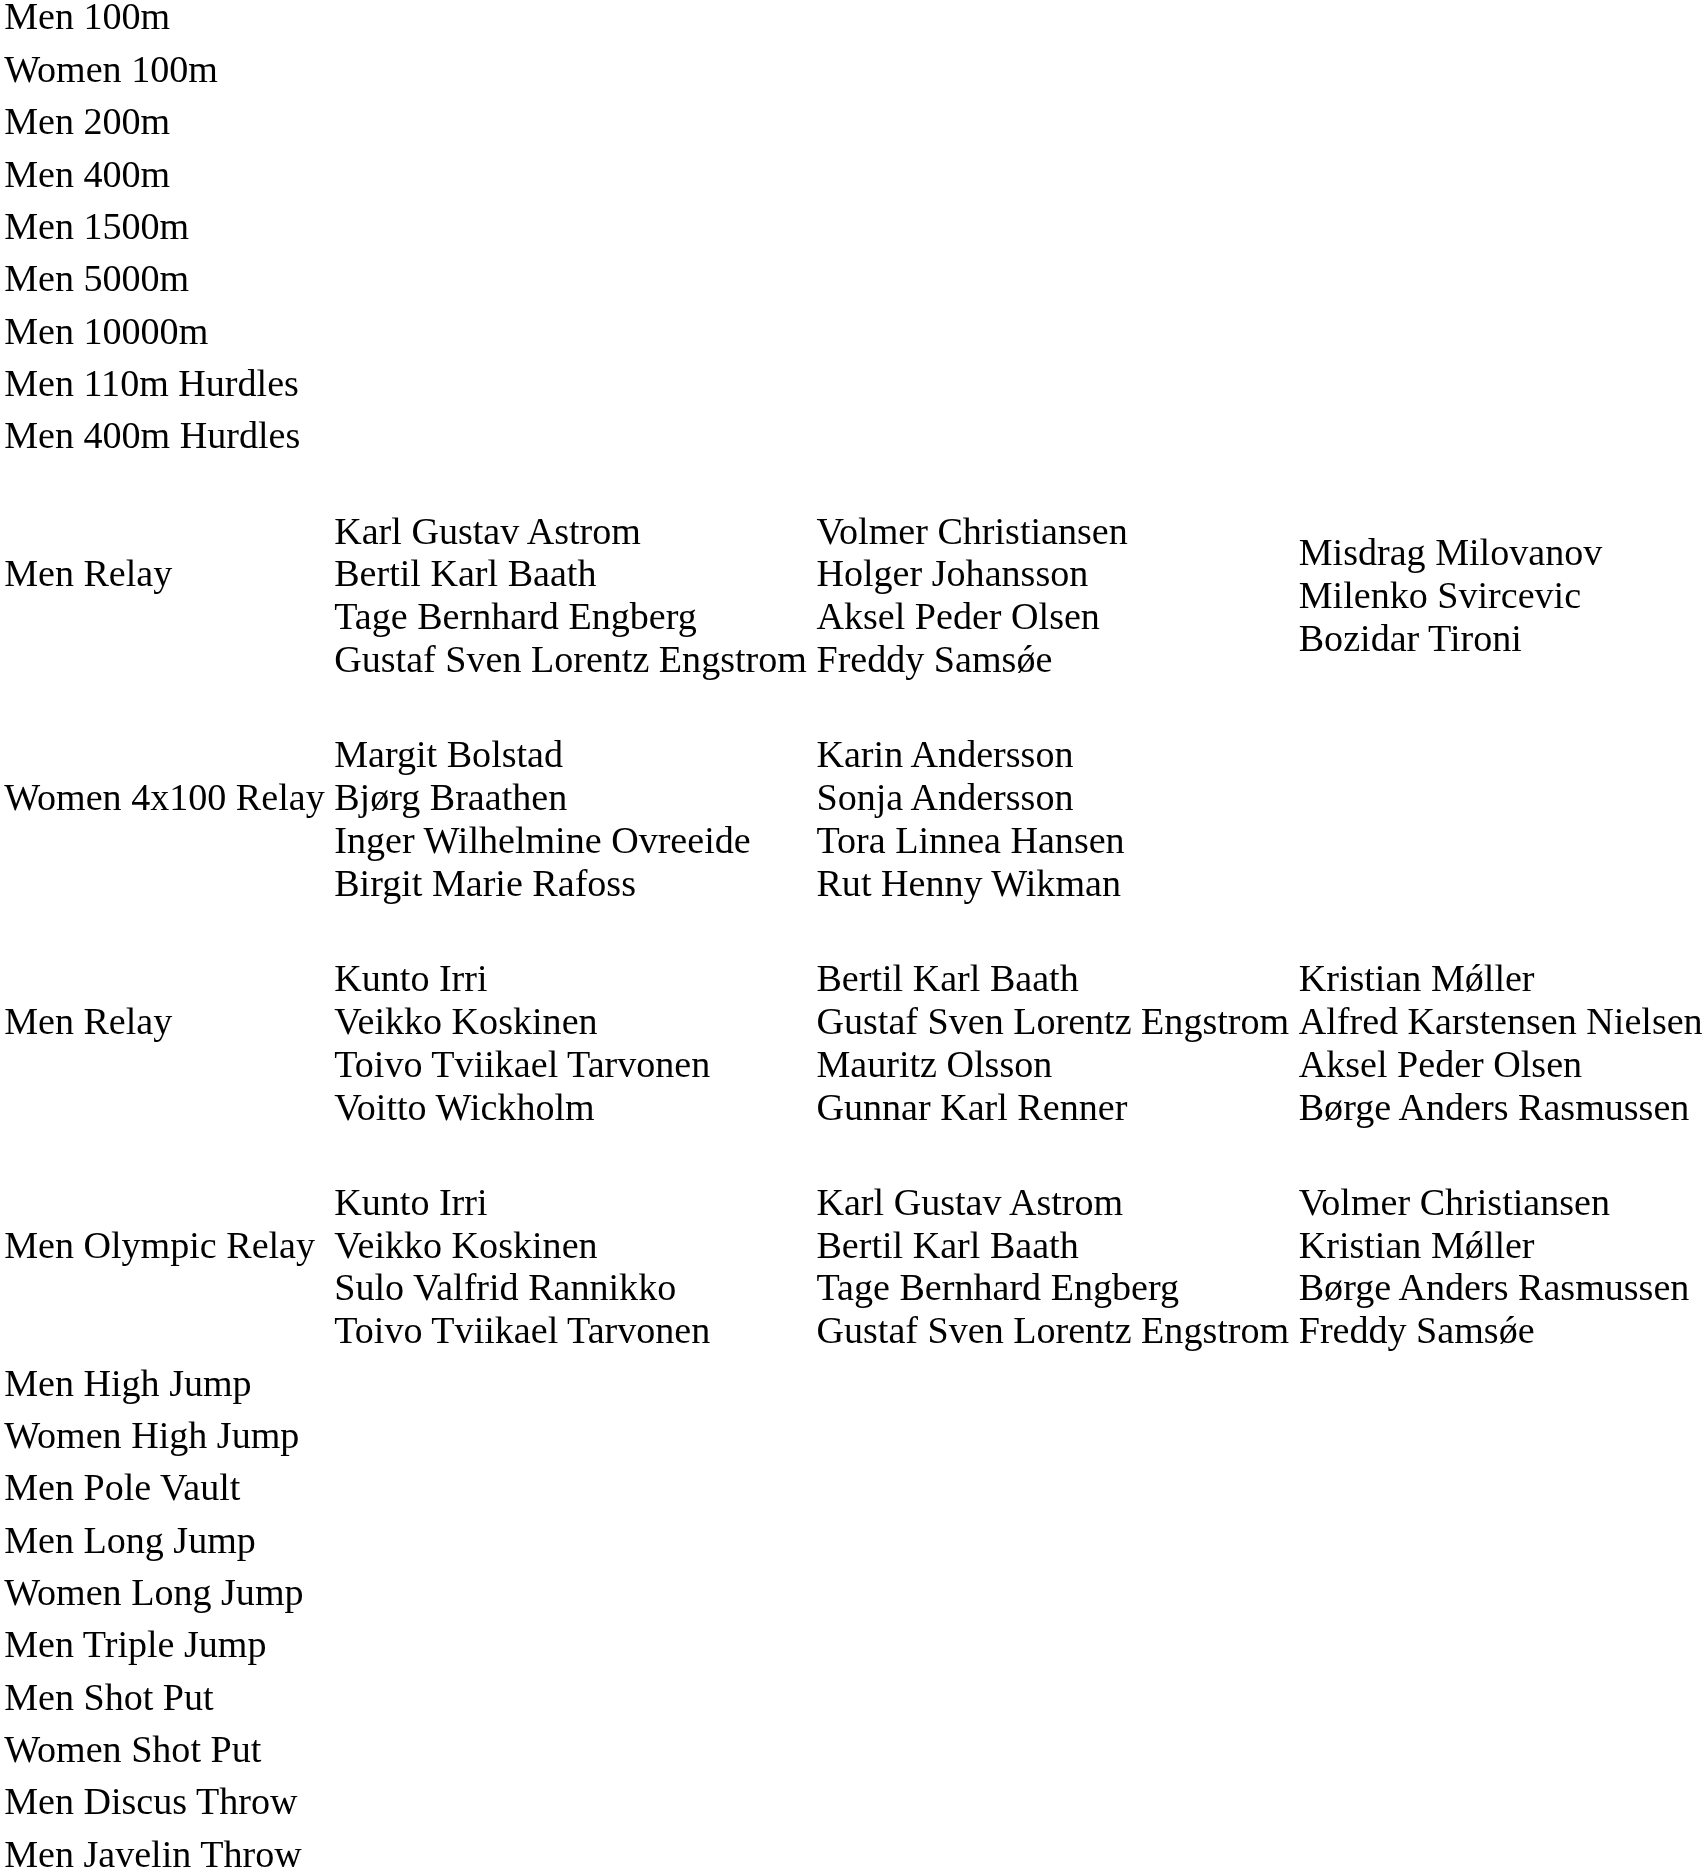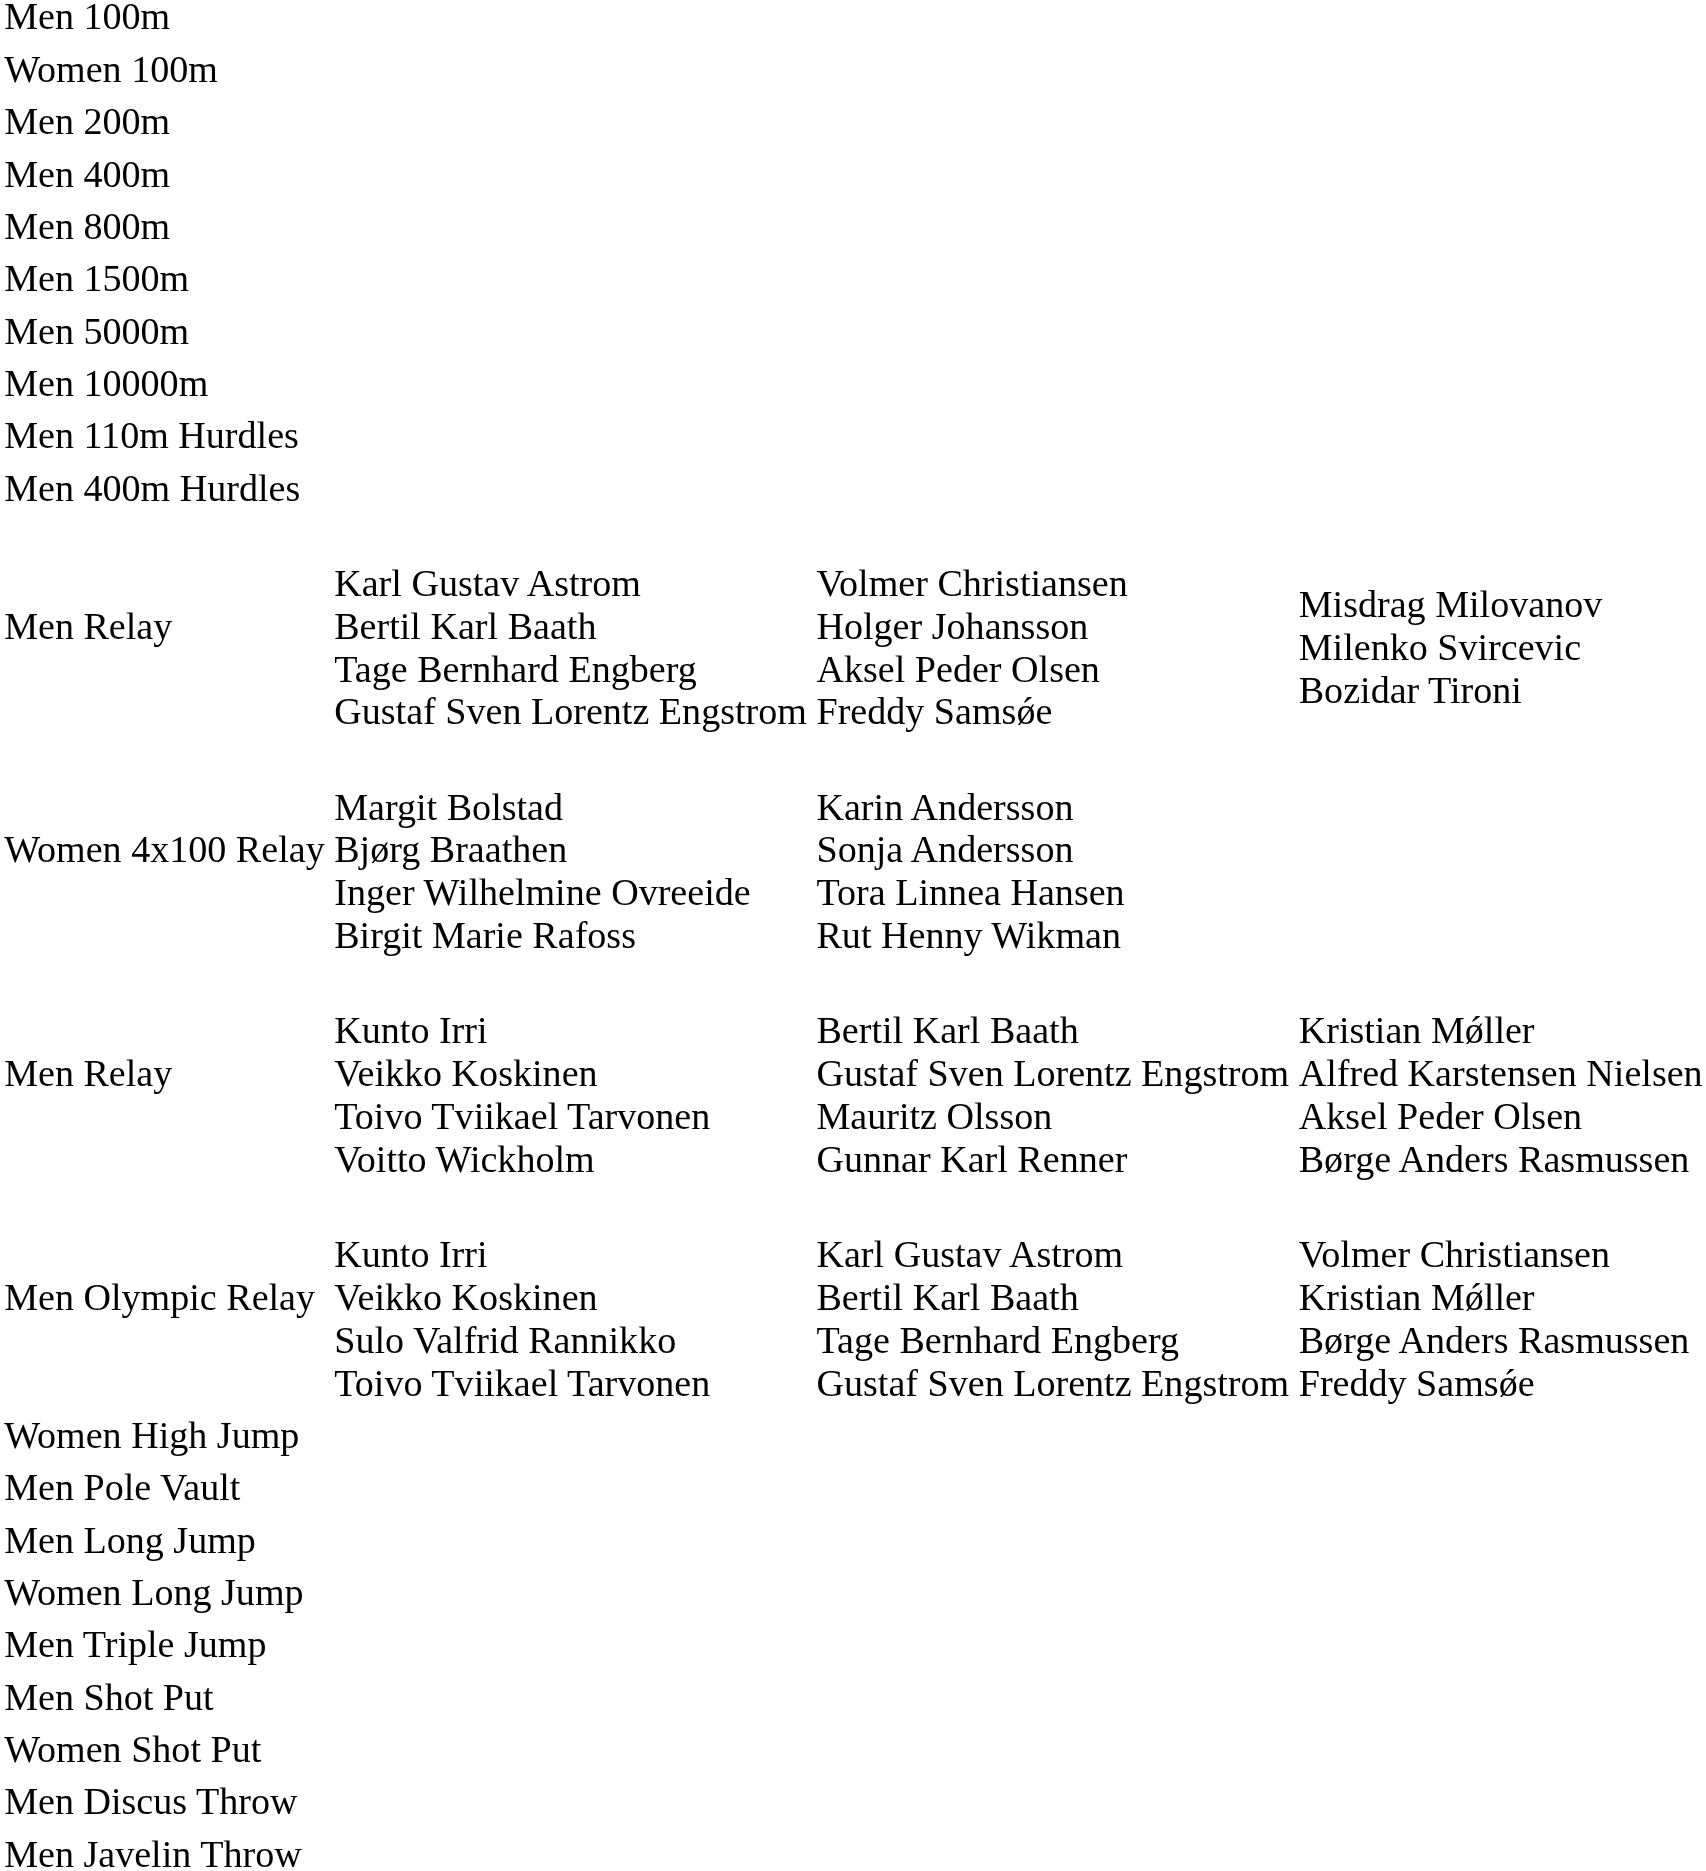+ row: (87, 226)
- row: (128, 1382)
